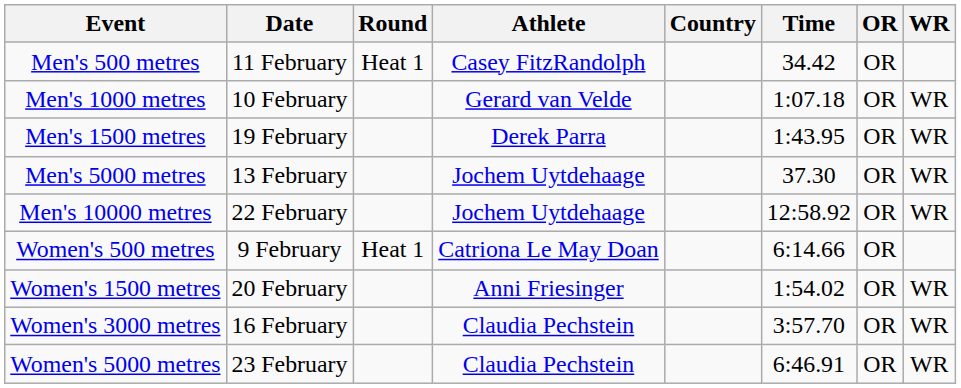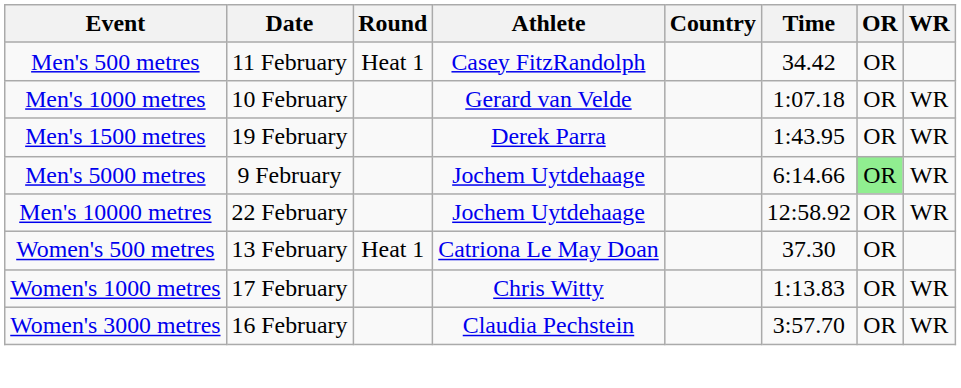(289, 174) 13 February -> (289, 174) 9 February
(809, 174) 37.30 -> (809, 174) 6:14.66
(880, 174) no background -> (880, 174) lightgreen background
(289, 250) 9 February -> (289, 250) 13 February
(809, 250) 6:14.66 -> (809, 250) 37.30
+ row: (115, 288)
- row: (115, 288)
- row: (115, 363)
